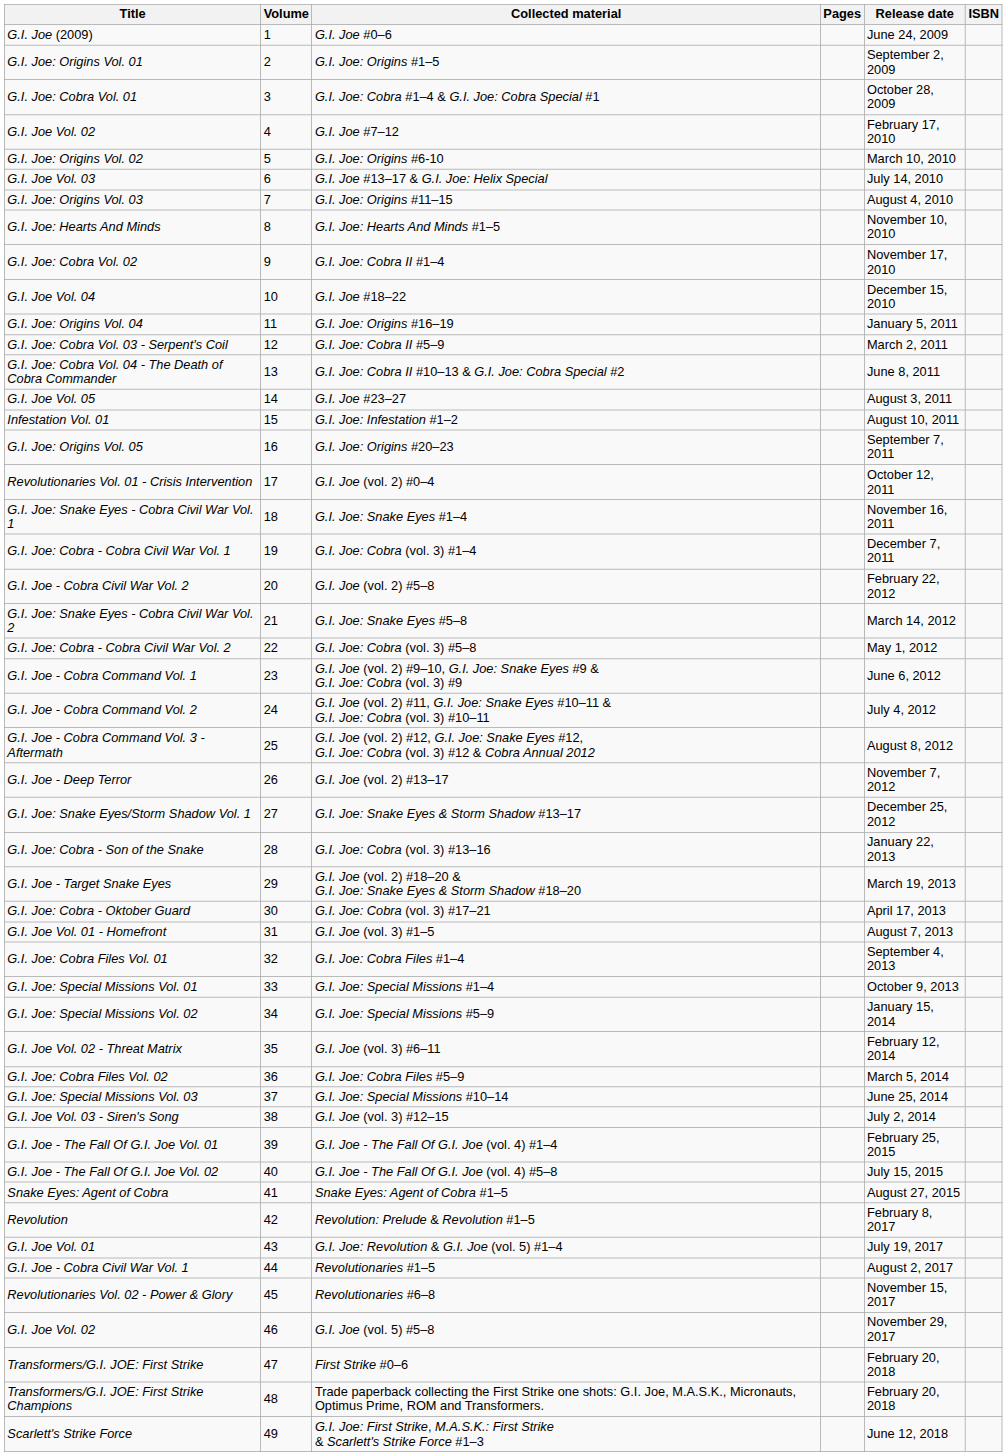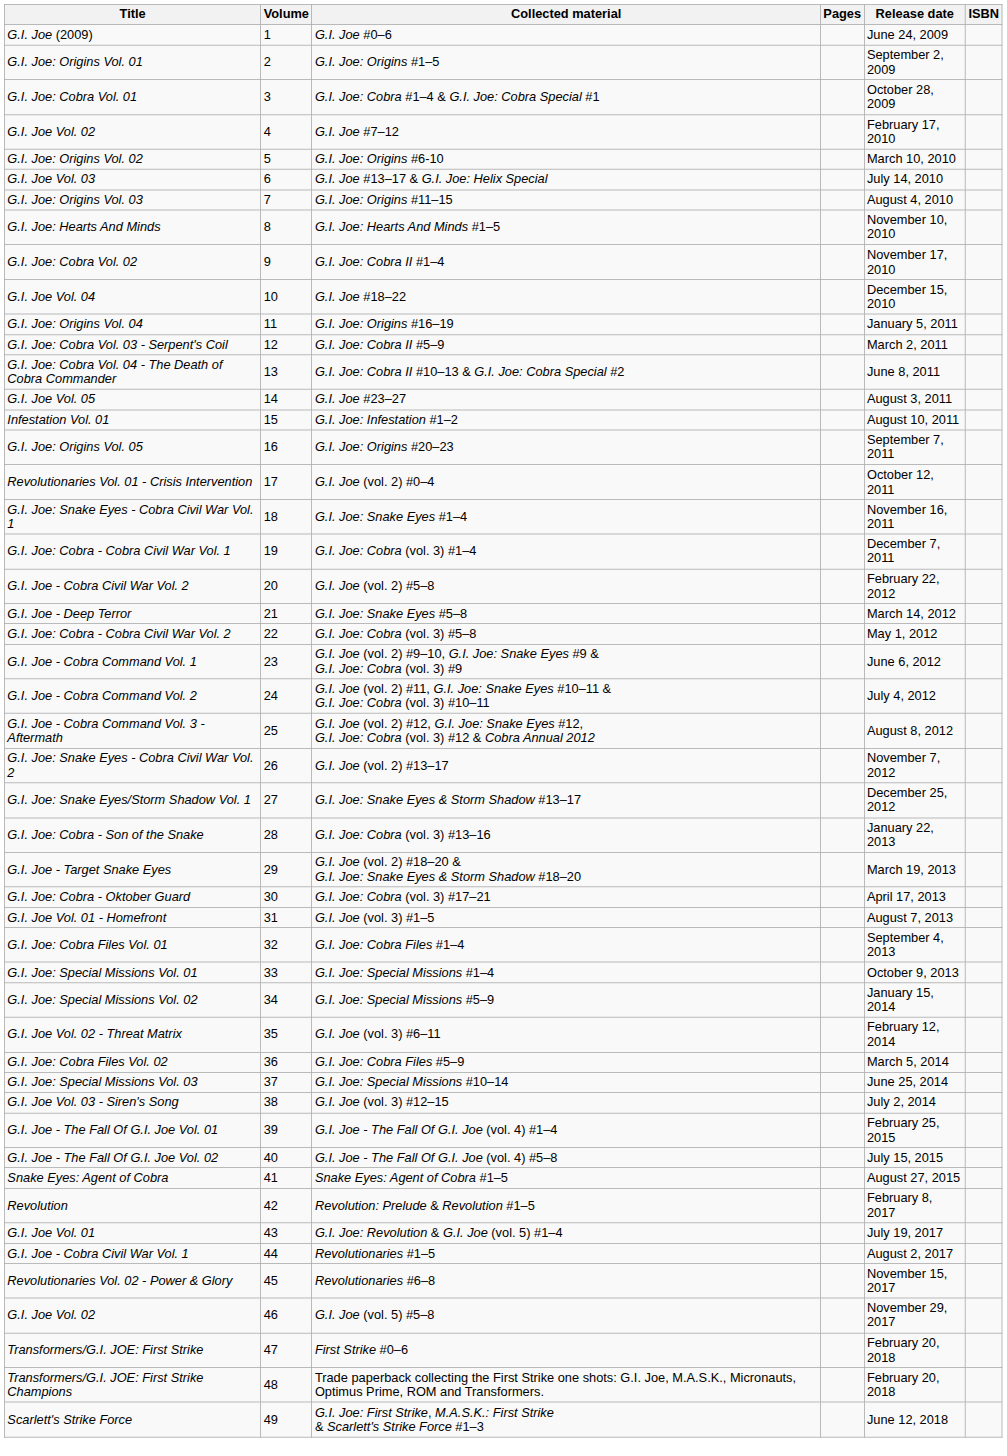(130, 620) G.I. Joe: Snake Eyes - Cobra Civil War Vol. 2 -> (69, 613) G.I. Joe - Deep Terror
(69, 780) G.I. Joe - Deep Terror -> (130, 765) G.I. Joe: Snake Eyes - Cobra Civil War Vol. 2
